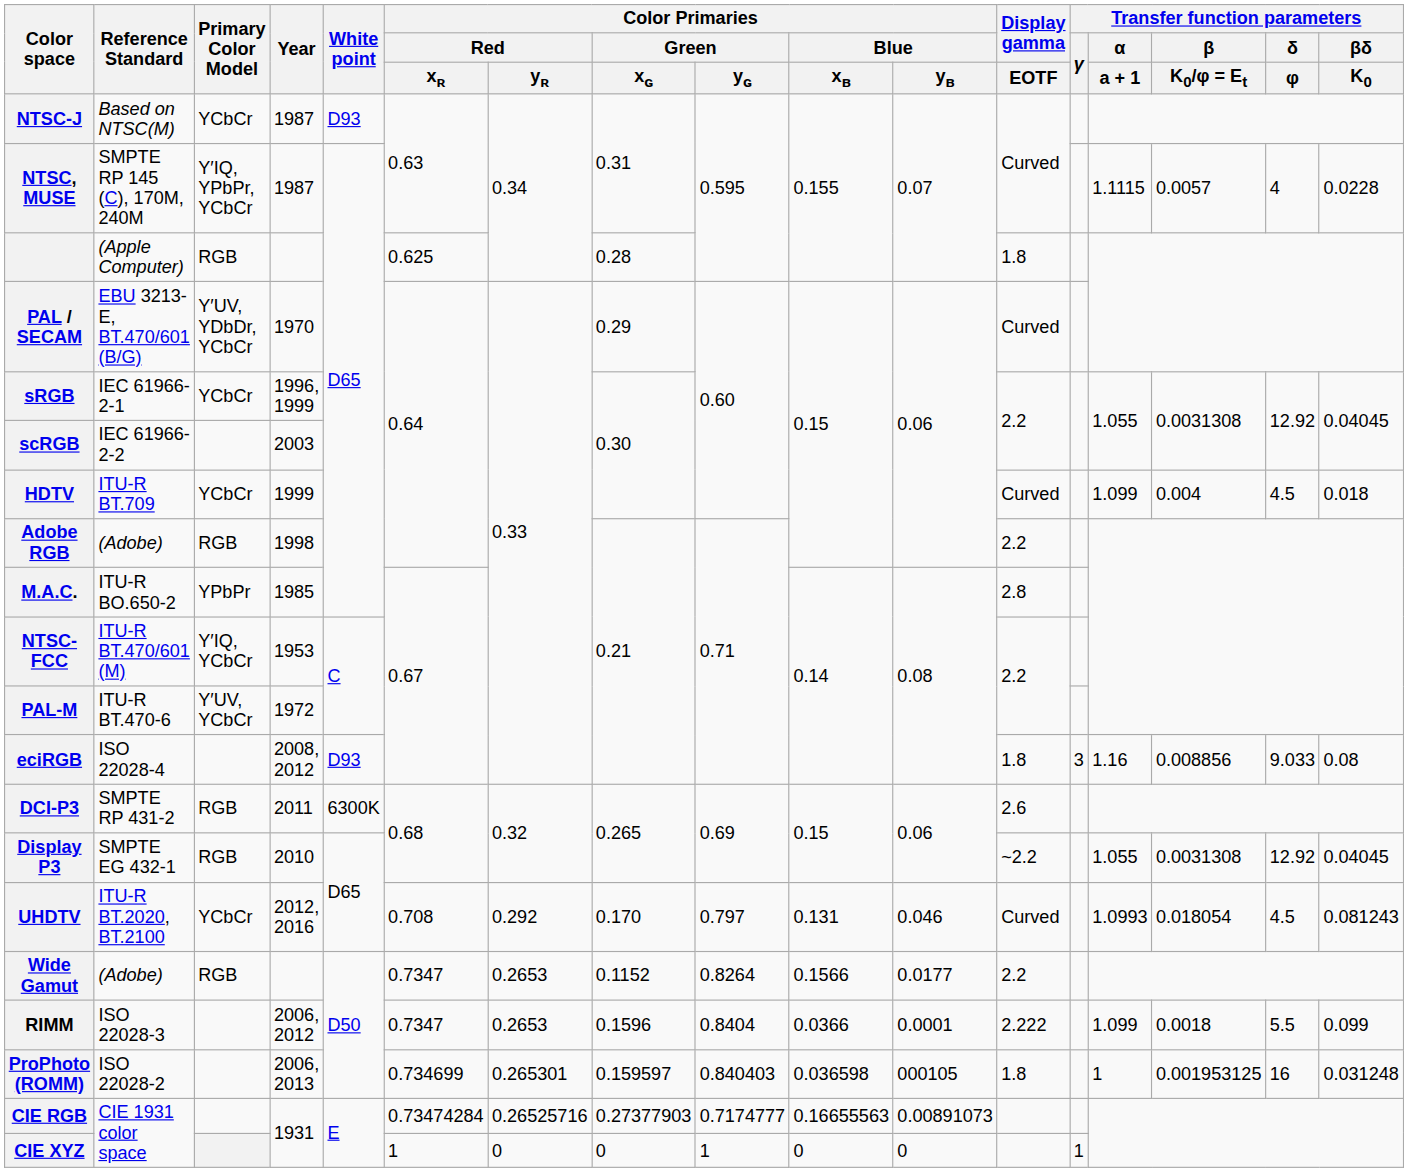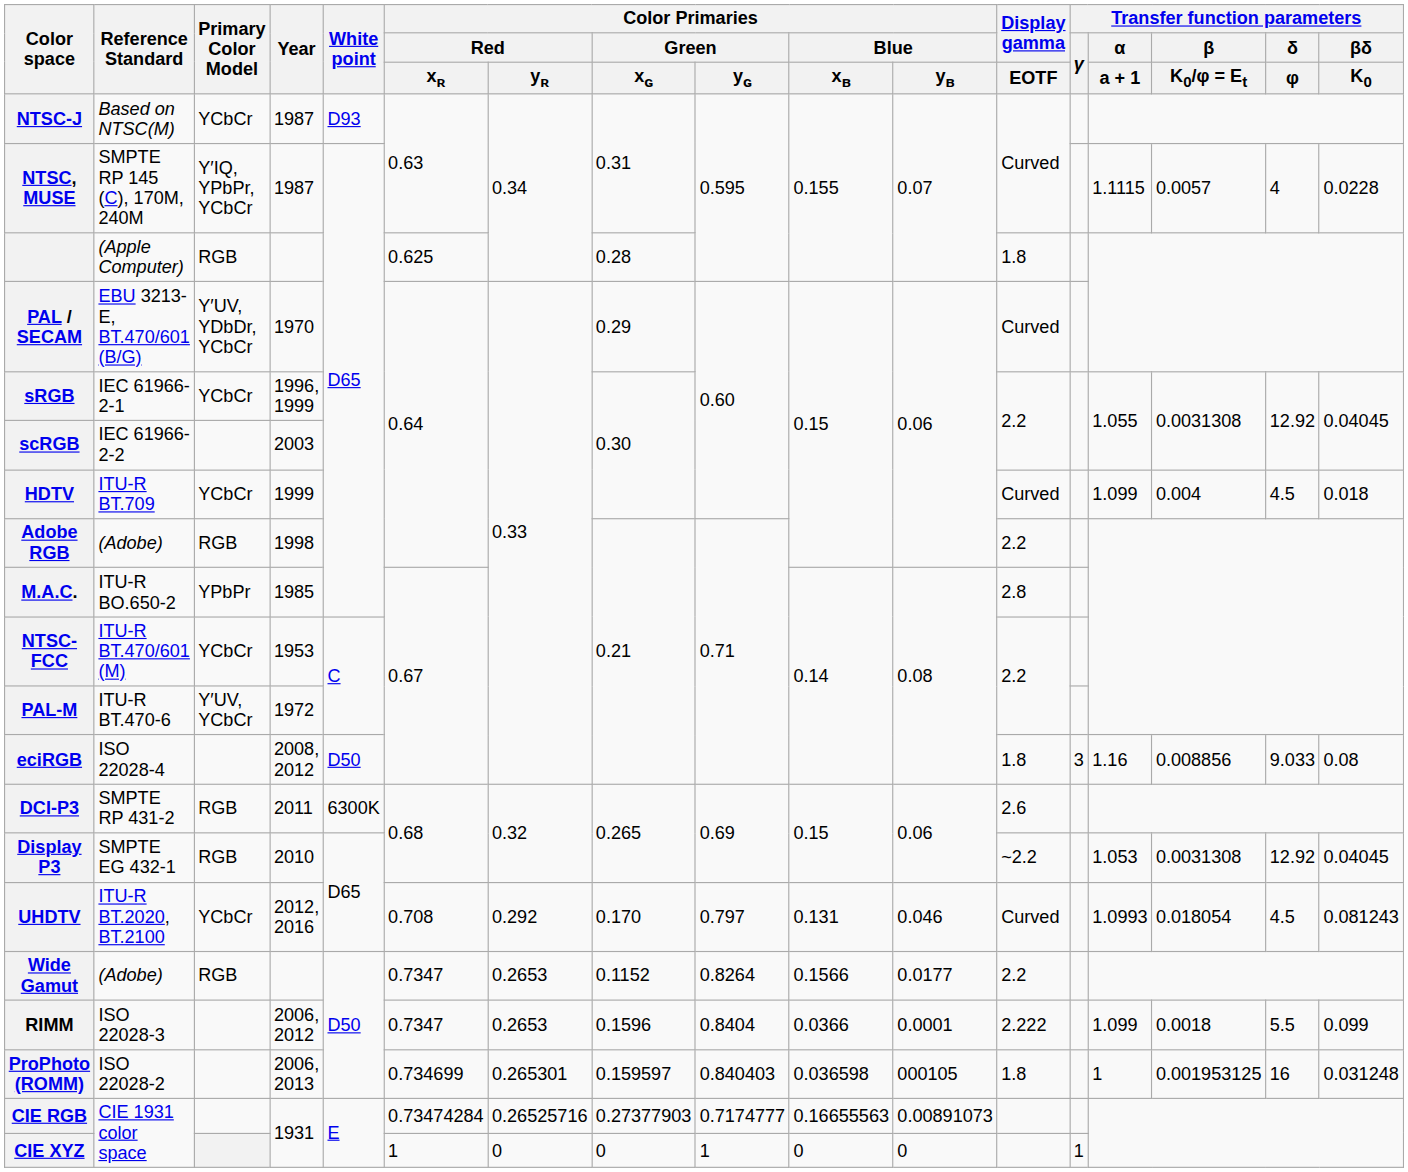(225, 651) Y′IQ, YCbCr -> (225, 651) YCbCr
(344, 759) D93 -> (344, 759) D50
(1115, 857) 1.055 -> (1115, 857) 1.053
